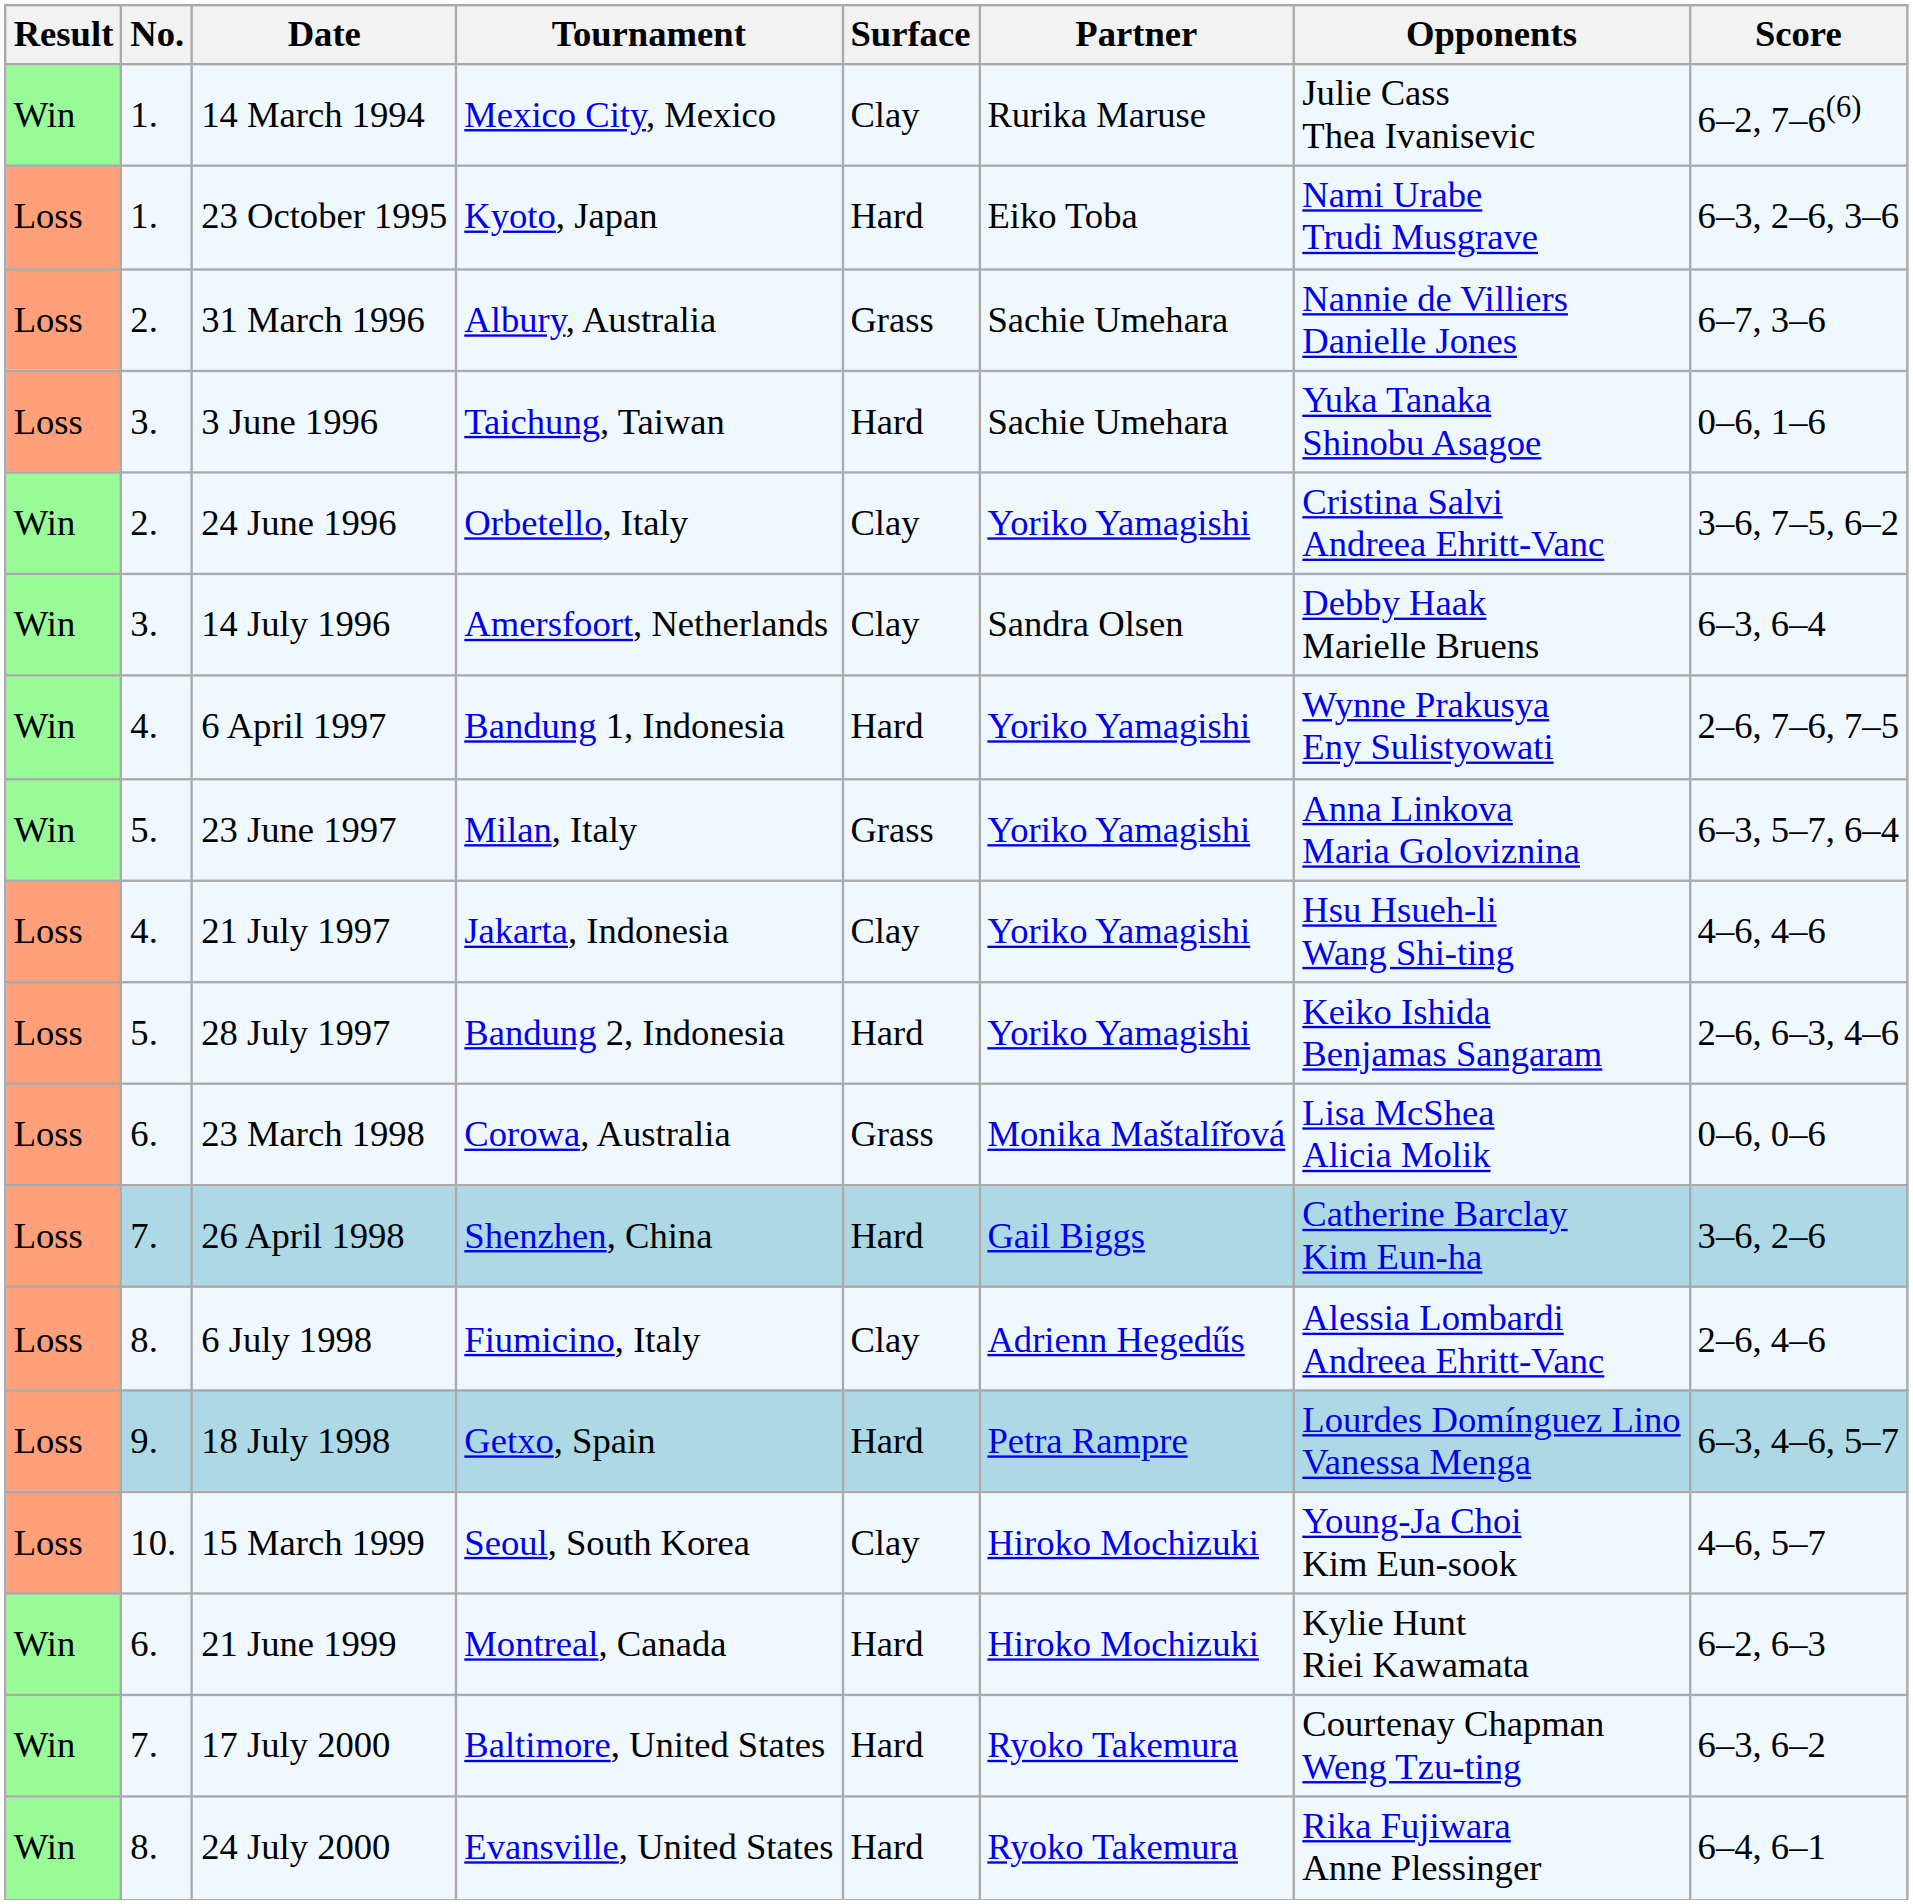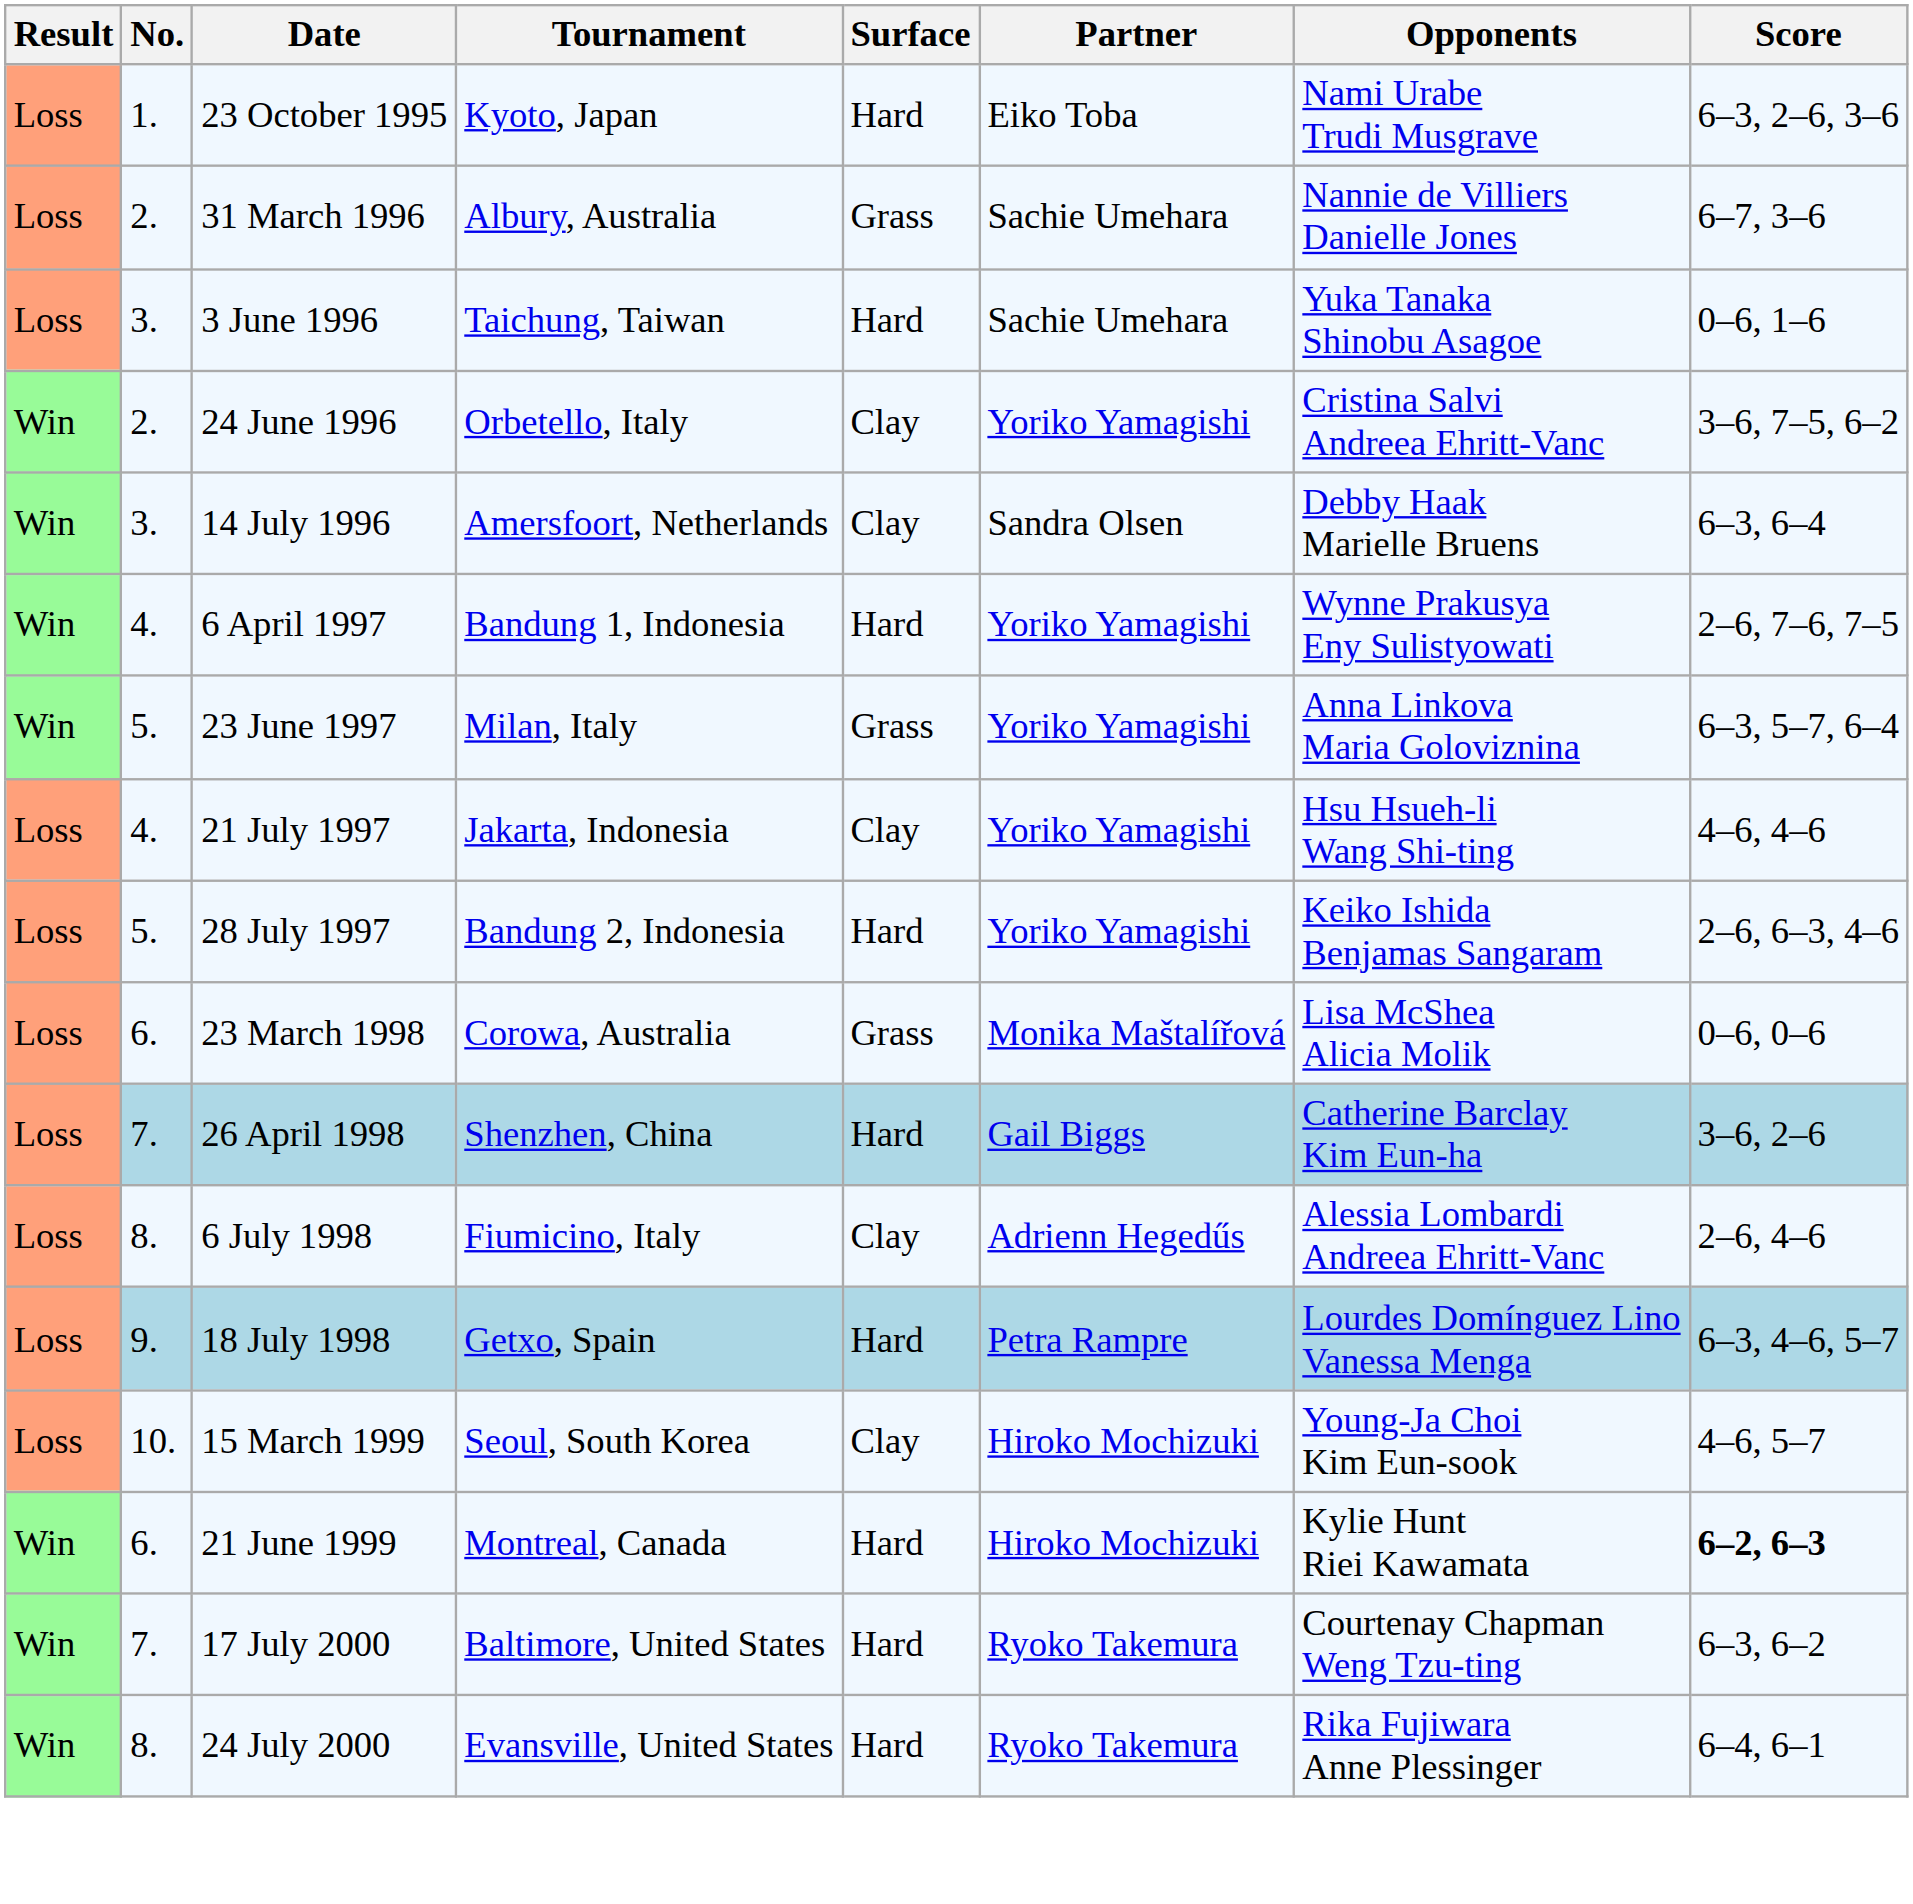- row: (313, 114)
(1762, 1643) normal -> (1762, 1541) bold
